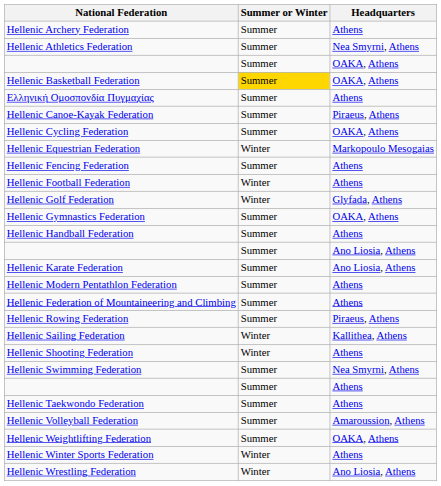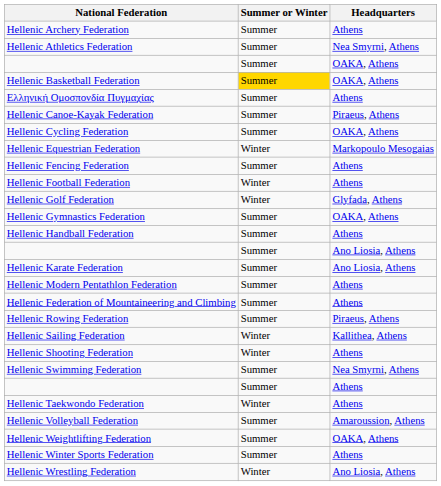(259, 404) Summer -> (255, 404) Winter
(255, 455) Winter -> (259, 455) Summer
